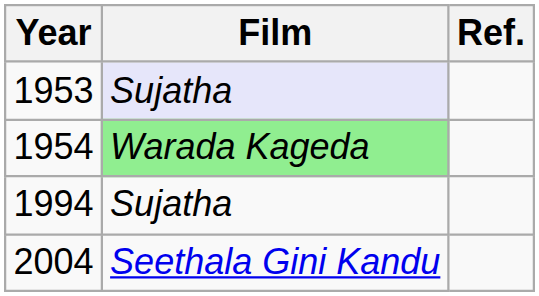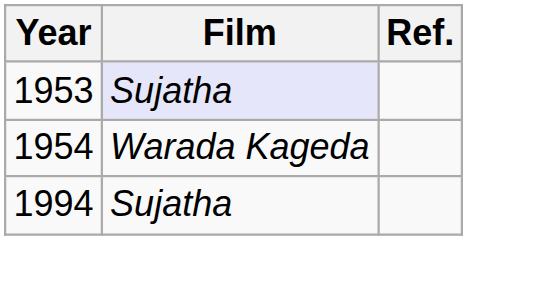(240, 147) lightgreen background -> (240, 147) no background
- row: (53, 261)
